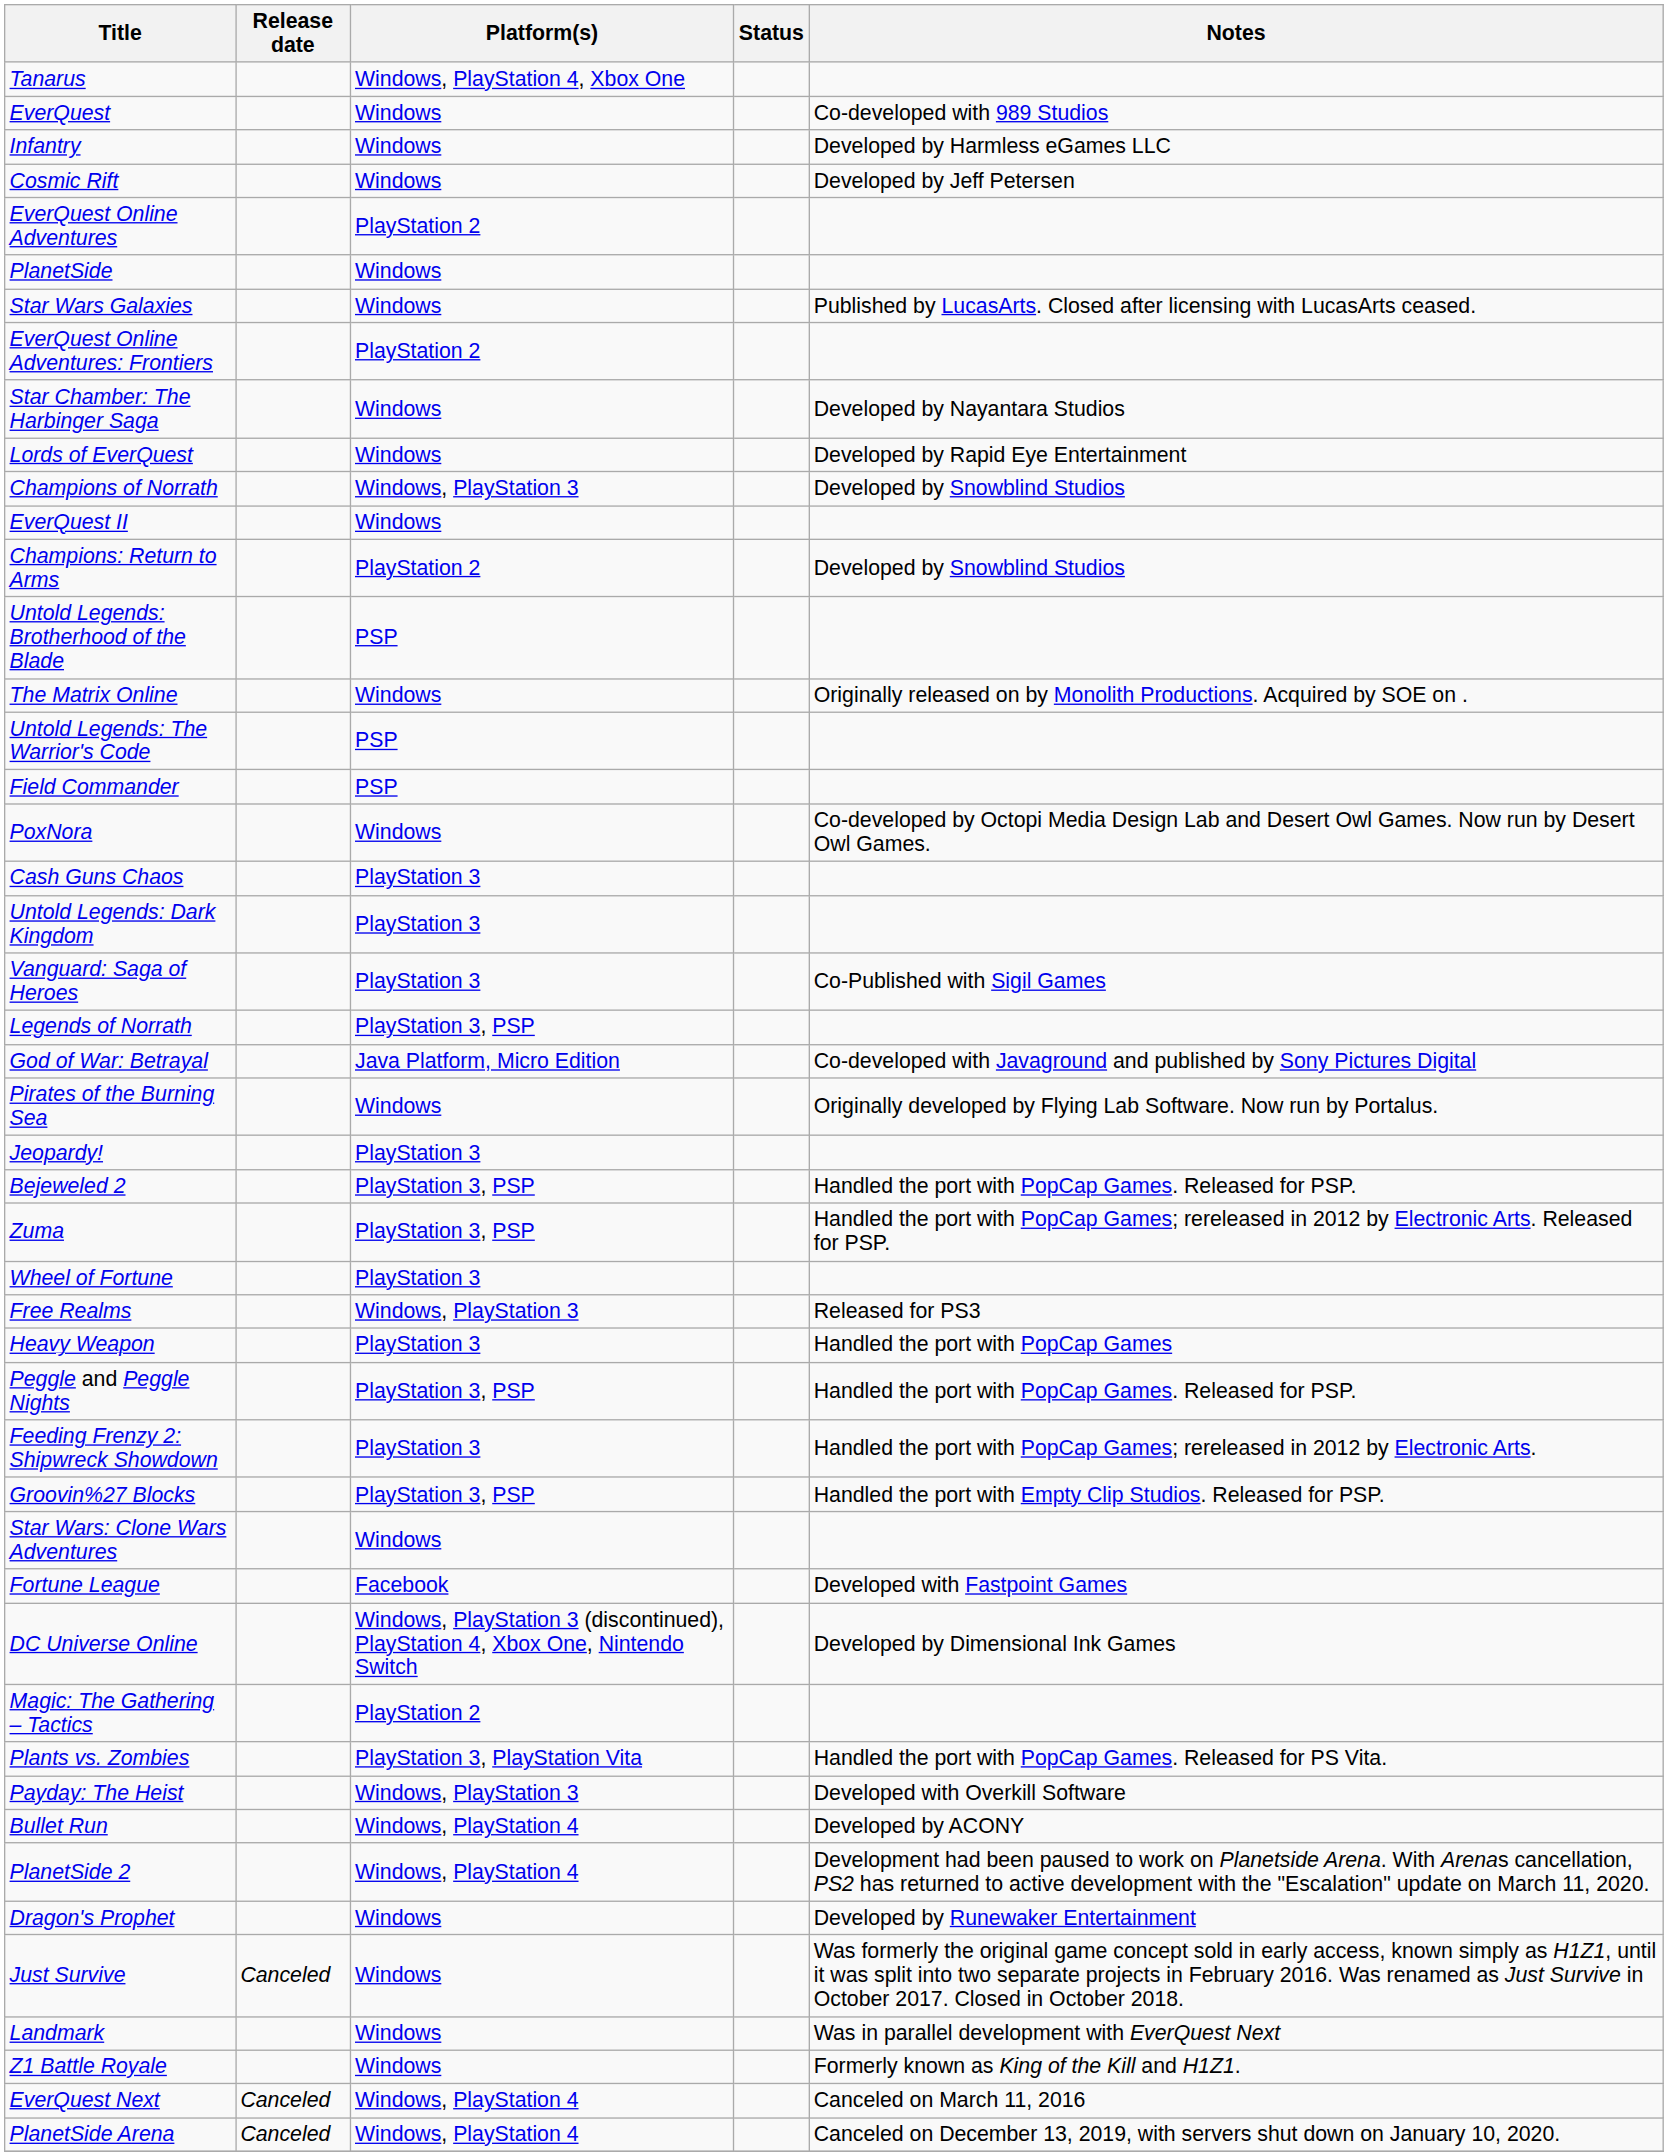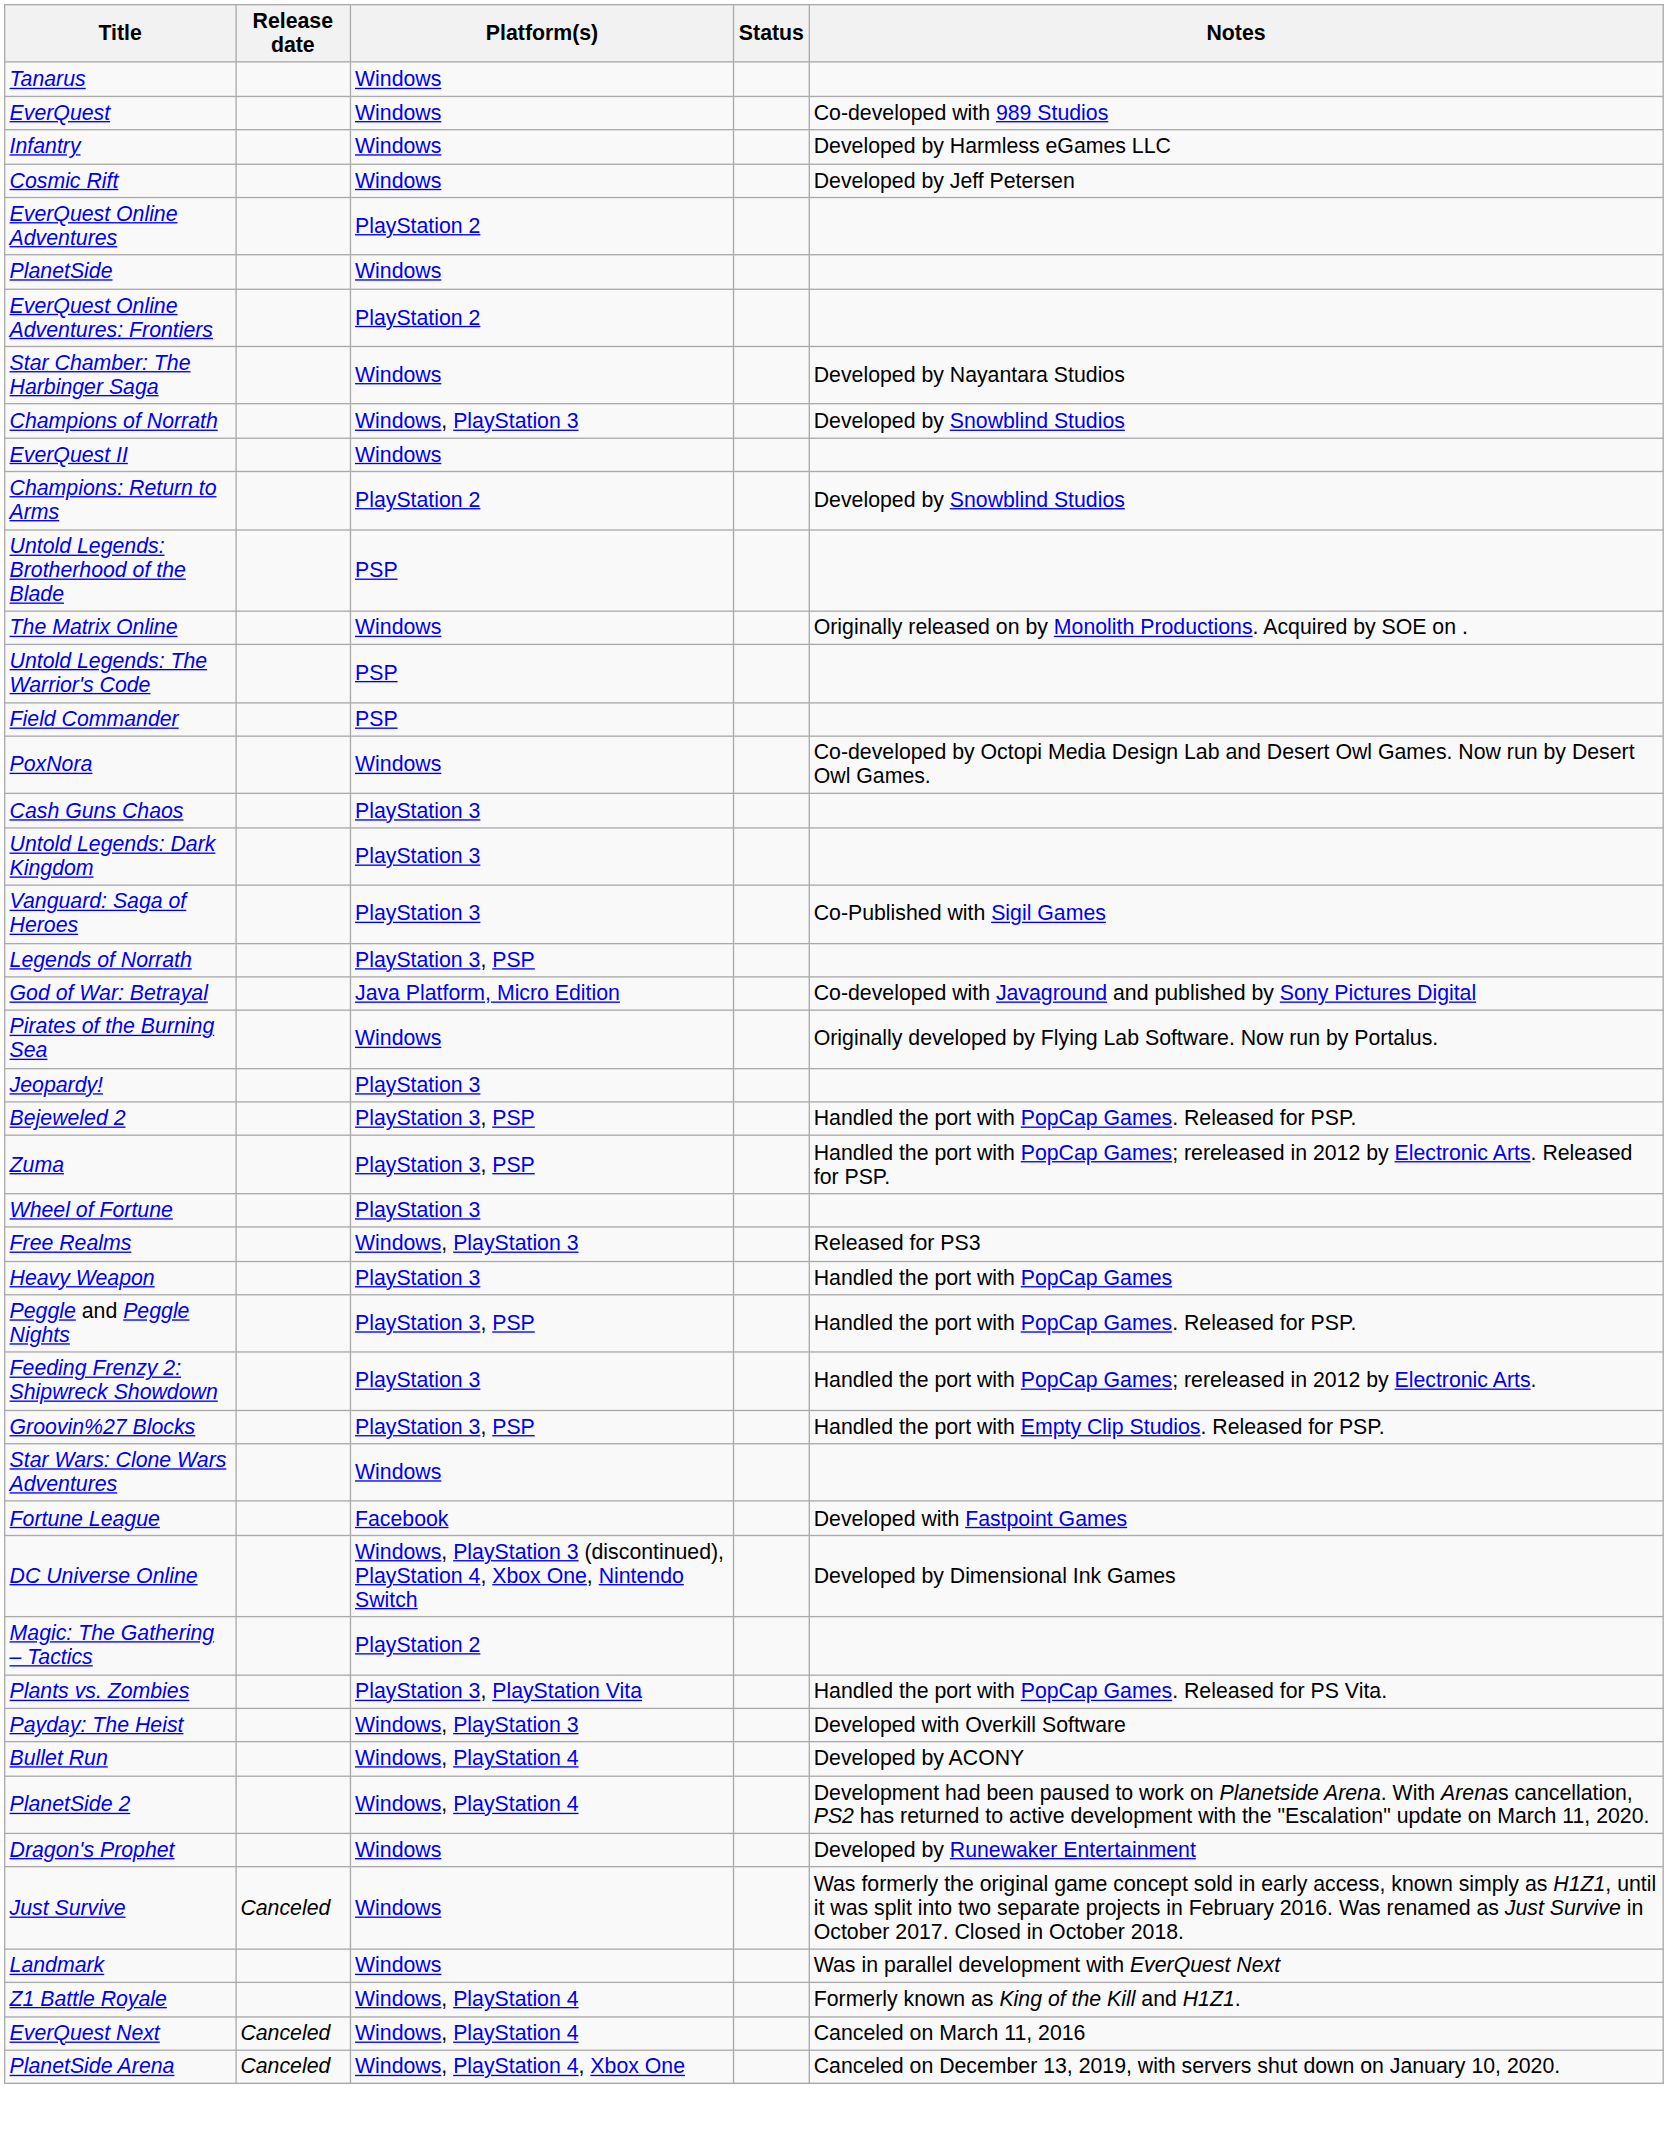(520, 79) Windows, PlayStation 4, Xbox One -> (398, 79) Windows
- row: (101, 305)
- row: (101, 454)
(398, 2066) Windows -> (467, 1999) Windows, PlayStation 4
(467, 2134) Windows, PlayStation 4 -> (520, 2066) Windows, PlayStation 4, Xbox One
